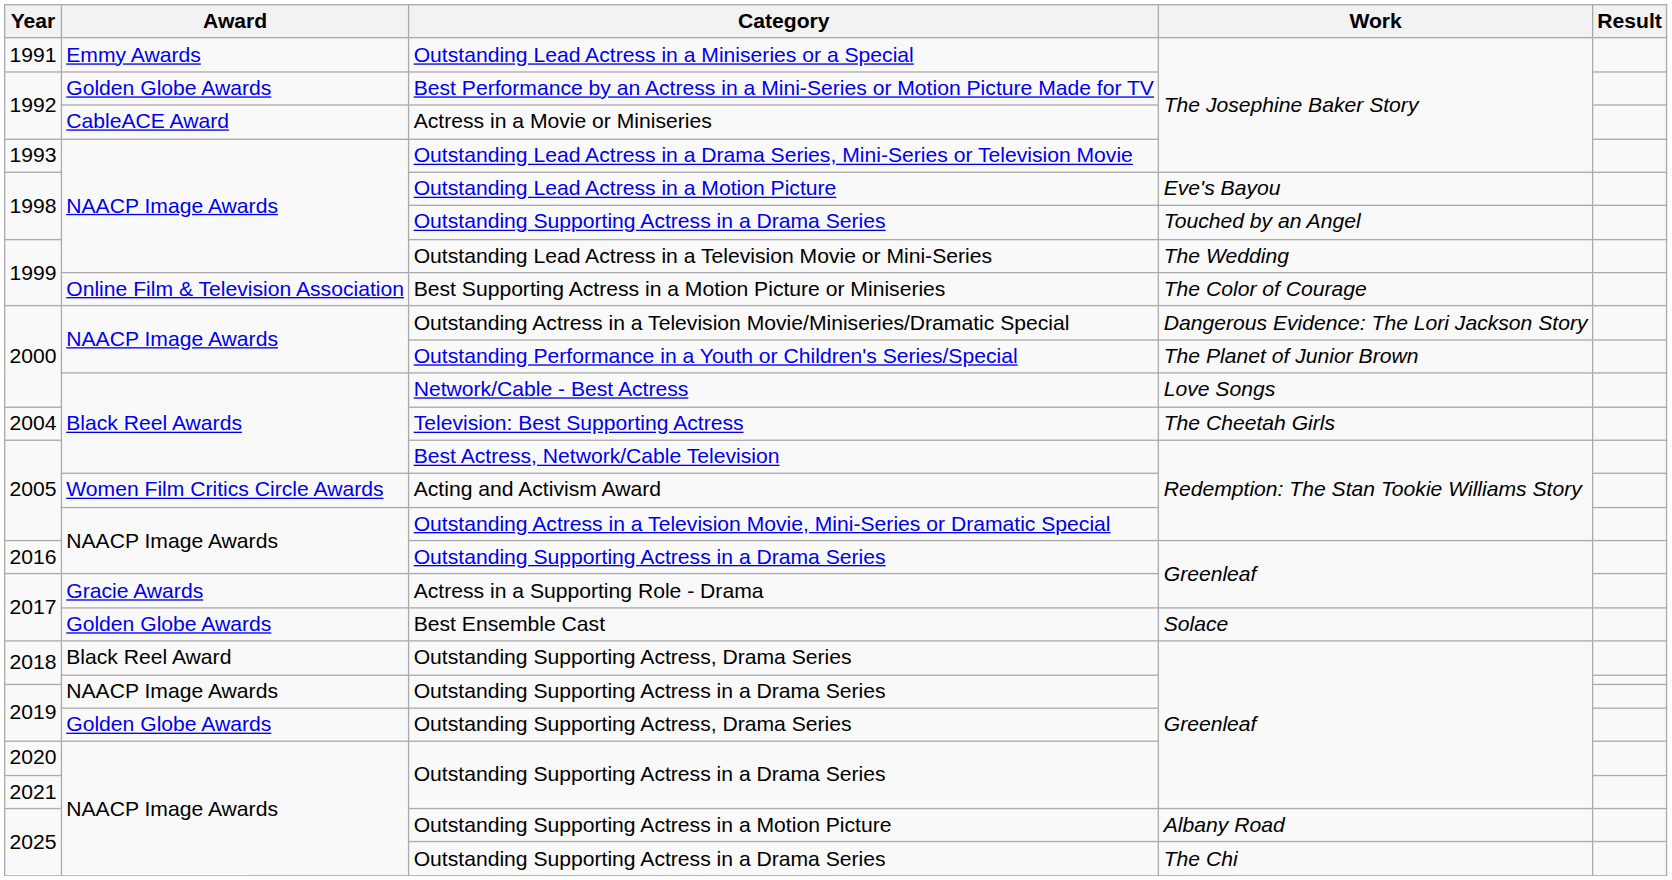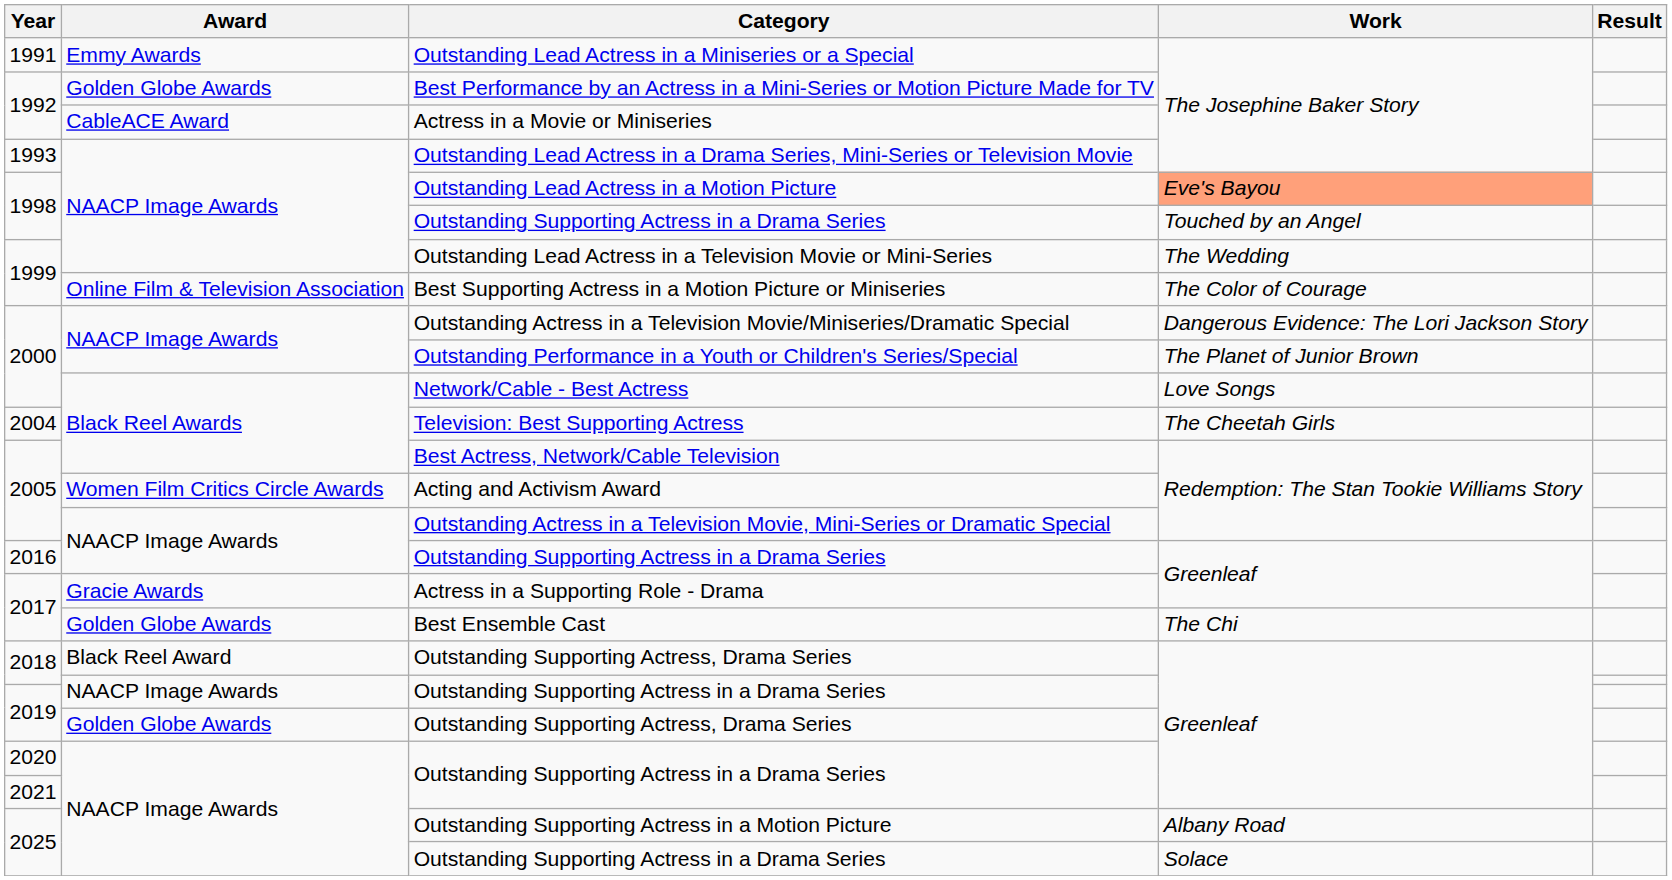(1222, 188) no background -> (1222, 188) lightsalmon background
(1196, 624) Solace -> (1201, 624) The Chi
(1201, 858) The Chi -> (1196, 858) Solace
